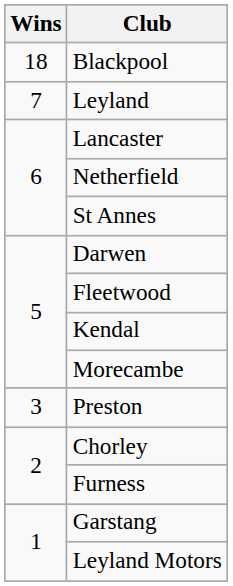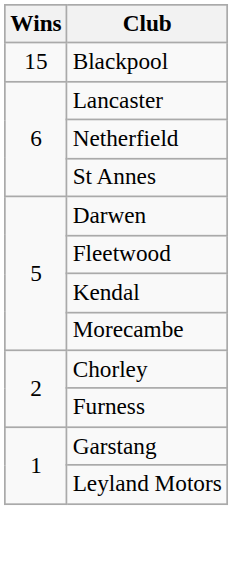(36, 61) 18 -> (36, 61) 15
- row: (111, 100)
- row: (108, 406)
